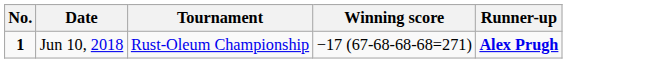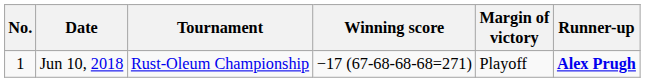+ column: (514, 27)
(20, 44) bold -> (20, 64) normal
